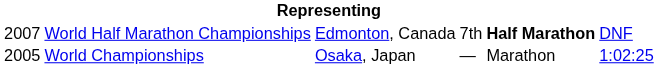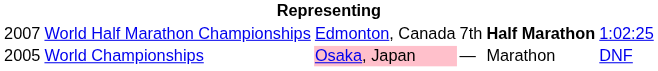(616, 33) DNF -> (627, 33) 1:02:25
(365, 56) no background -> (365, 56) pink background
(627, 56) 1:02:25 -> (616, 56) DNF
